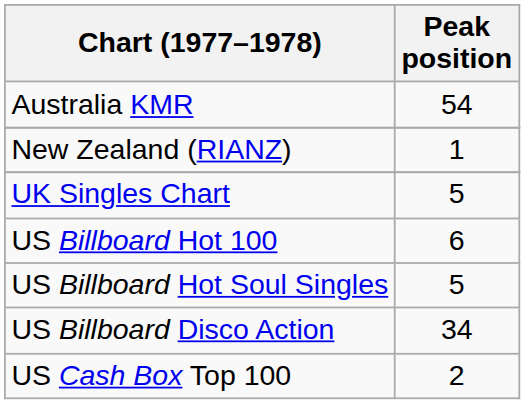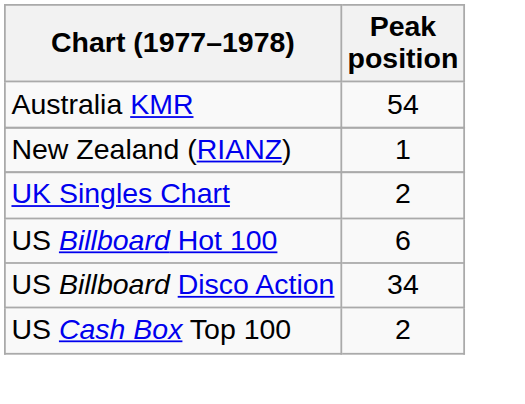(457, 194) 5 -> (403, 194) 2
- row: (200, 284)
